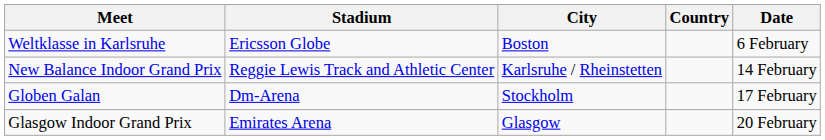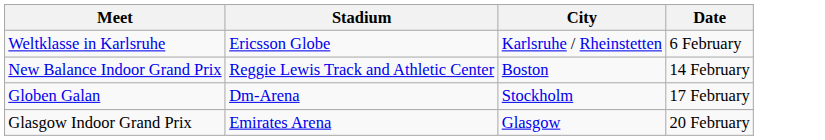- column: (699, 17)
(525, 43) Boston -> (582, 43) Karlsruhe / Rheinstetten
(582, 69) Karlsruhe / Rheinstetten -> (525, 69) Boston
